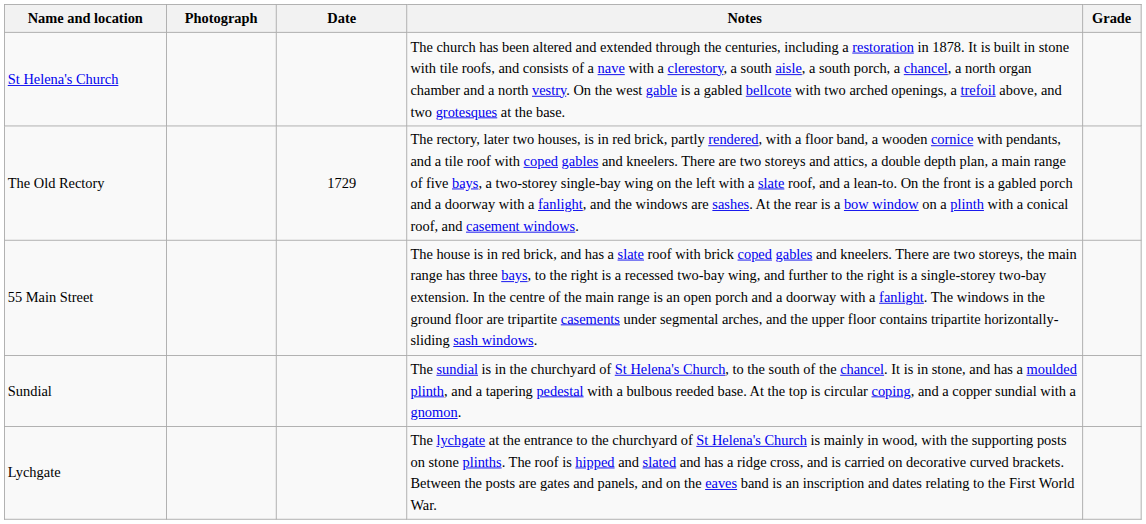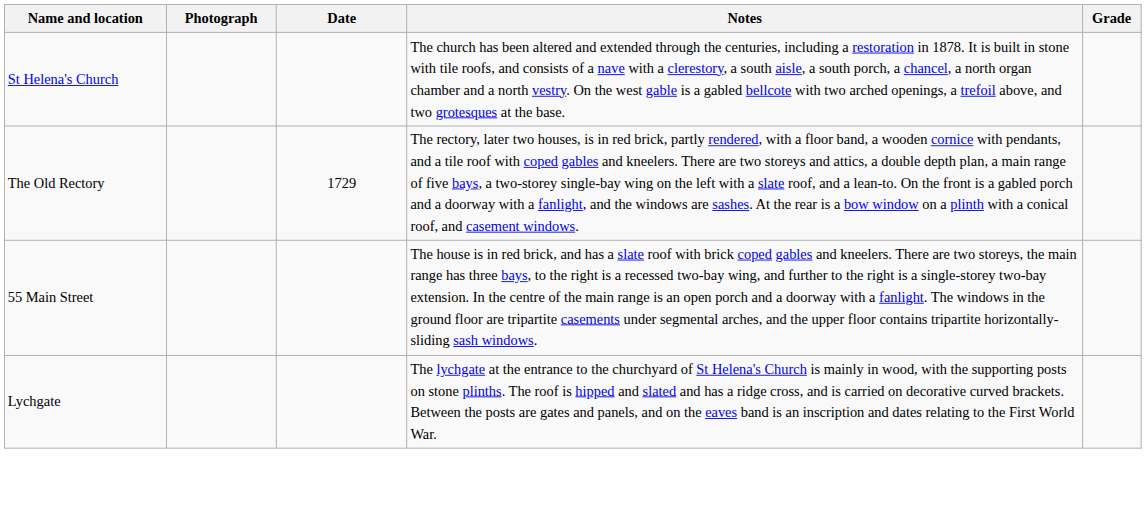- row: (30, 390)
